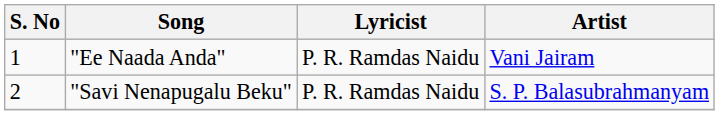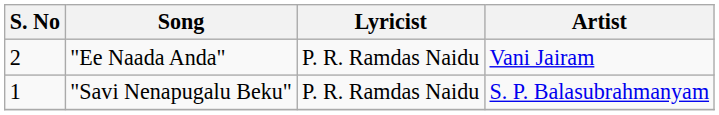(15, 57) 1 -> (15, 57) 2
(15, 92) 2 -> (15, 92) 1
